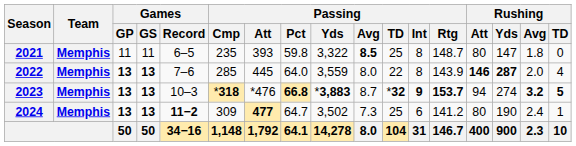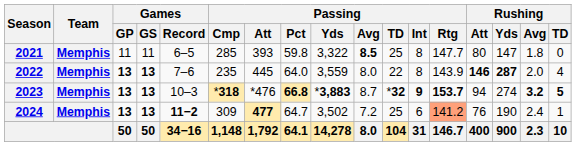(226, 53) 235 -> (226, 53) 285
(448, 53) 148.7 -> (448, 53) 147.7
(226, 72) 285 -> (226, 72) 235
(368, 111) 7.3 -> (368, 111) 7.2
(448, 111) no background -> (448, 111) lightsalmon background
(479, 111) 80 -> (479, 111) 76
